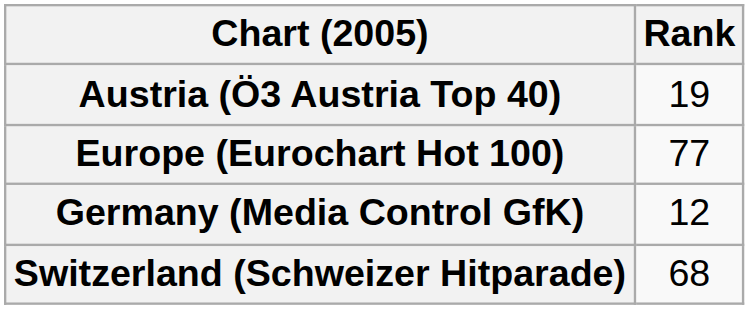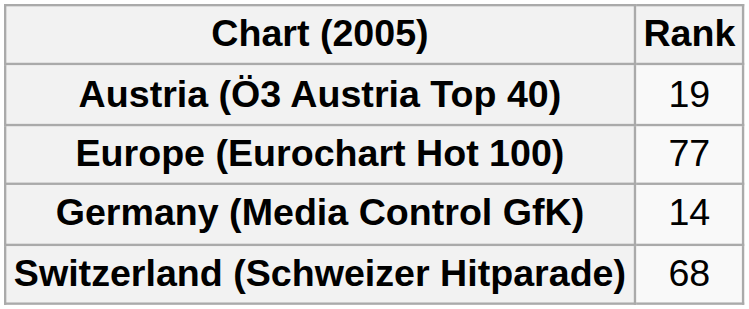(689, 213) 12 -> (689, 213) 14
